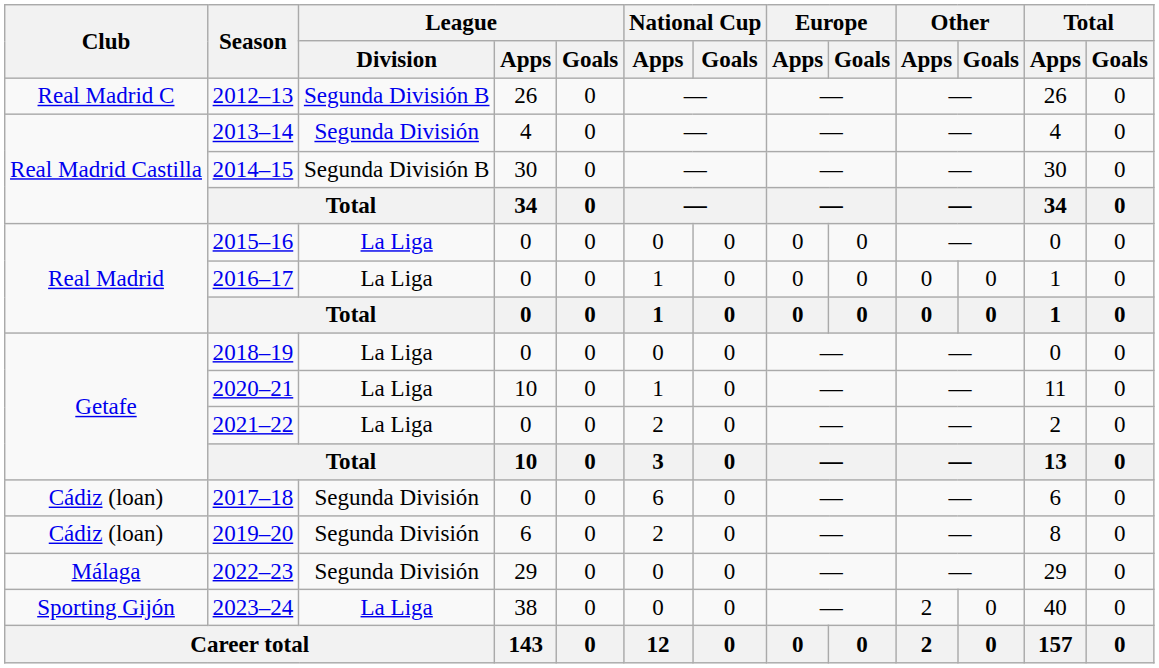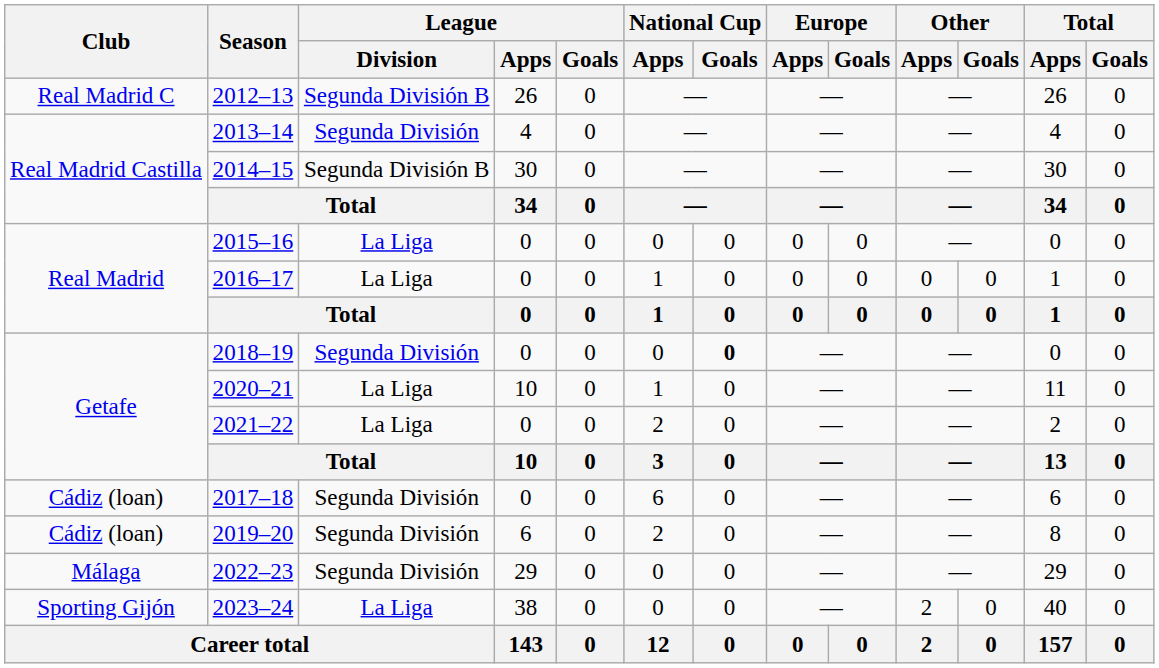(397, 351) La Liga -> (397, 351) Segunda División
(730, 351) normal -> (730, 351) bold
